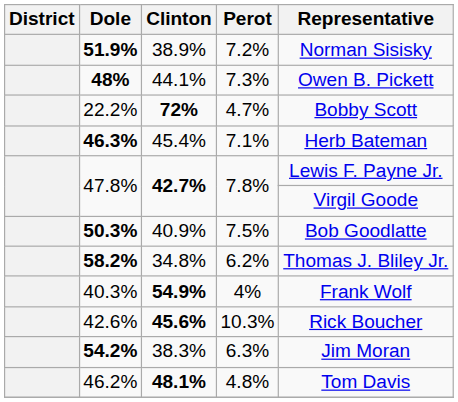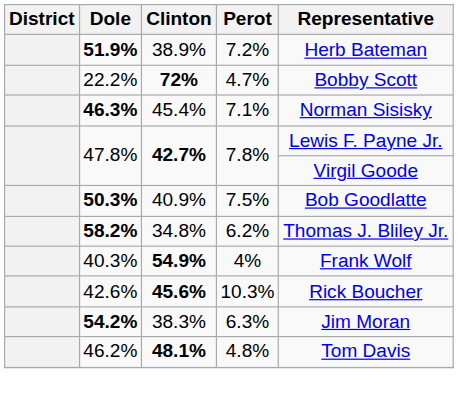(366, 49) Norman Sisisky -> (366, 49) Herb Bateman
- row: (110, 79)
(366, 140) Herb Bateman -> (366, 110) Norman Sisisky
